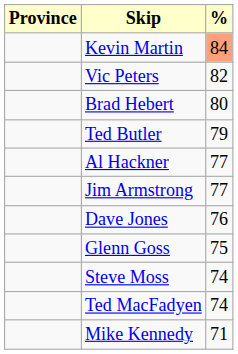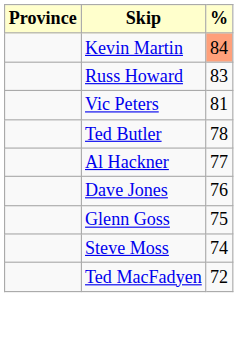+ row: (134, 76)
(219, 76) 82 -> (219, 104) 81
- row: (129, 104)
(219, 133) 79 -> (219, 133) 78
- row: (139, 190)
(219, 305) 74 -> (219, 276) 72
- row: (139, 334)
